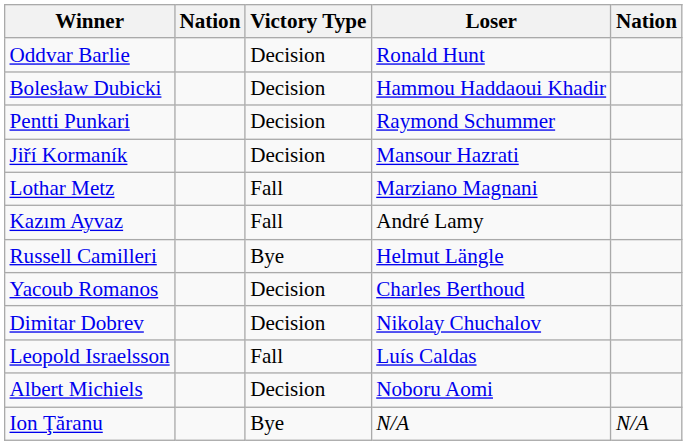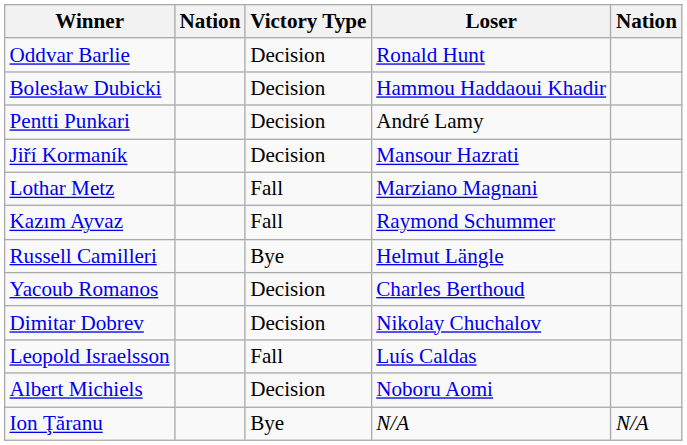(466, 121) Raymond Schummer -> (430, 121) André Lamy
(430, 222) André Lamy -> (466, 222) Raymond Schummer
